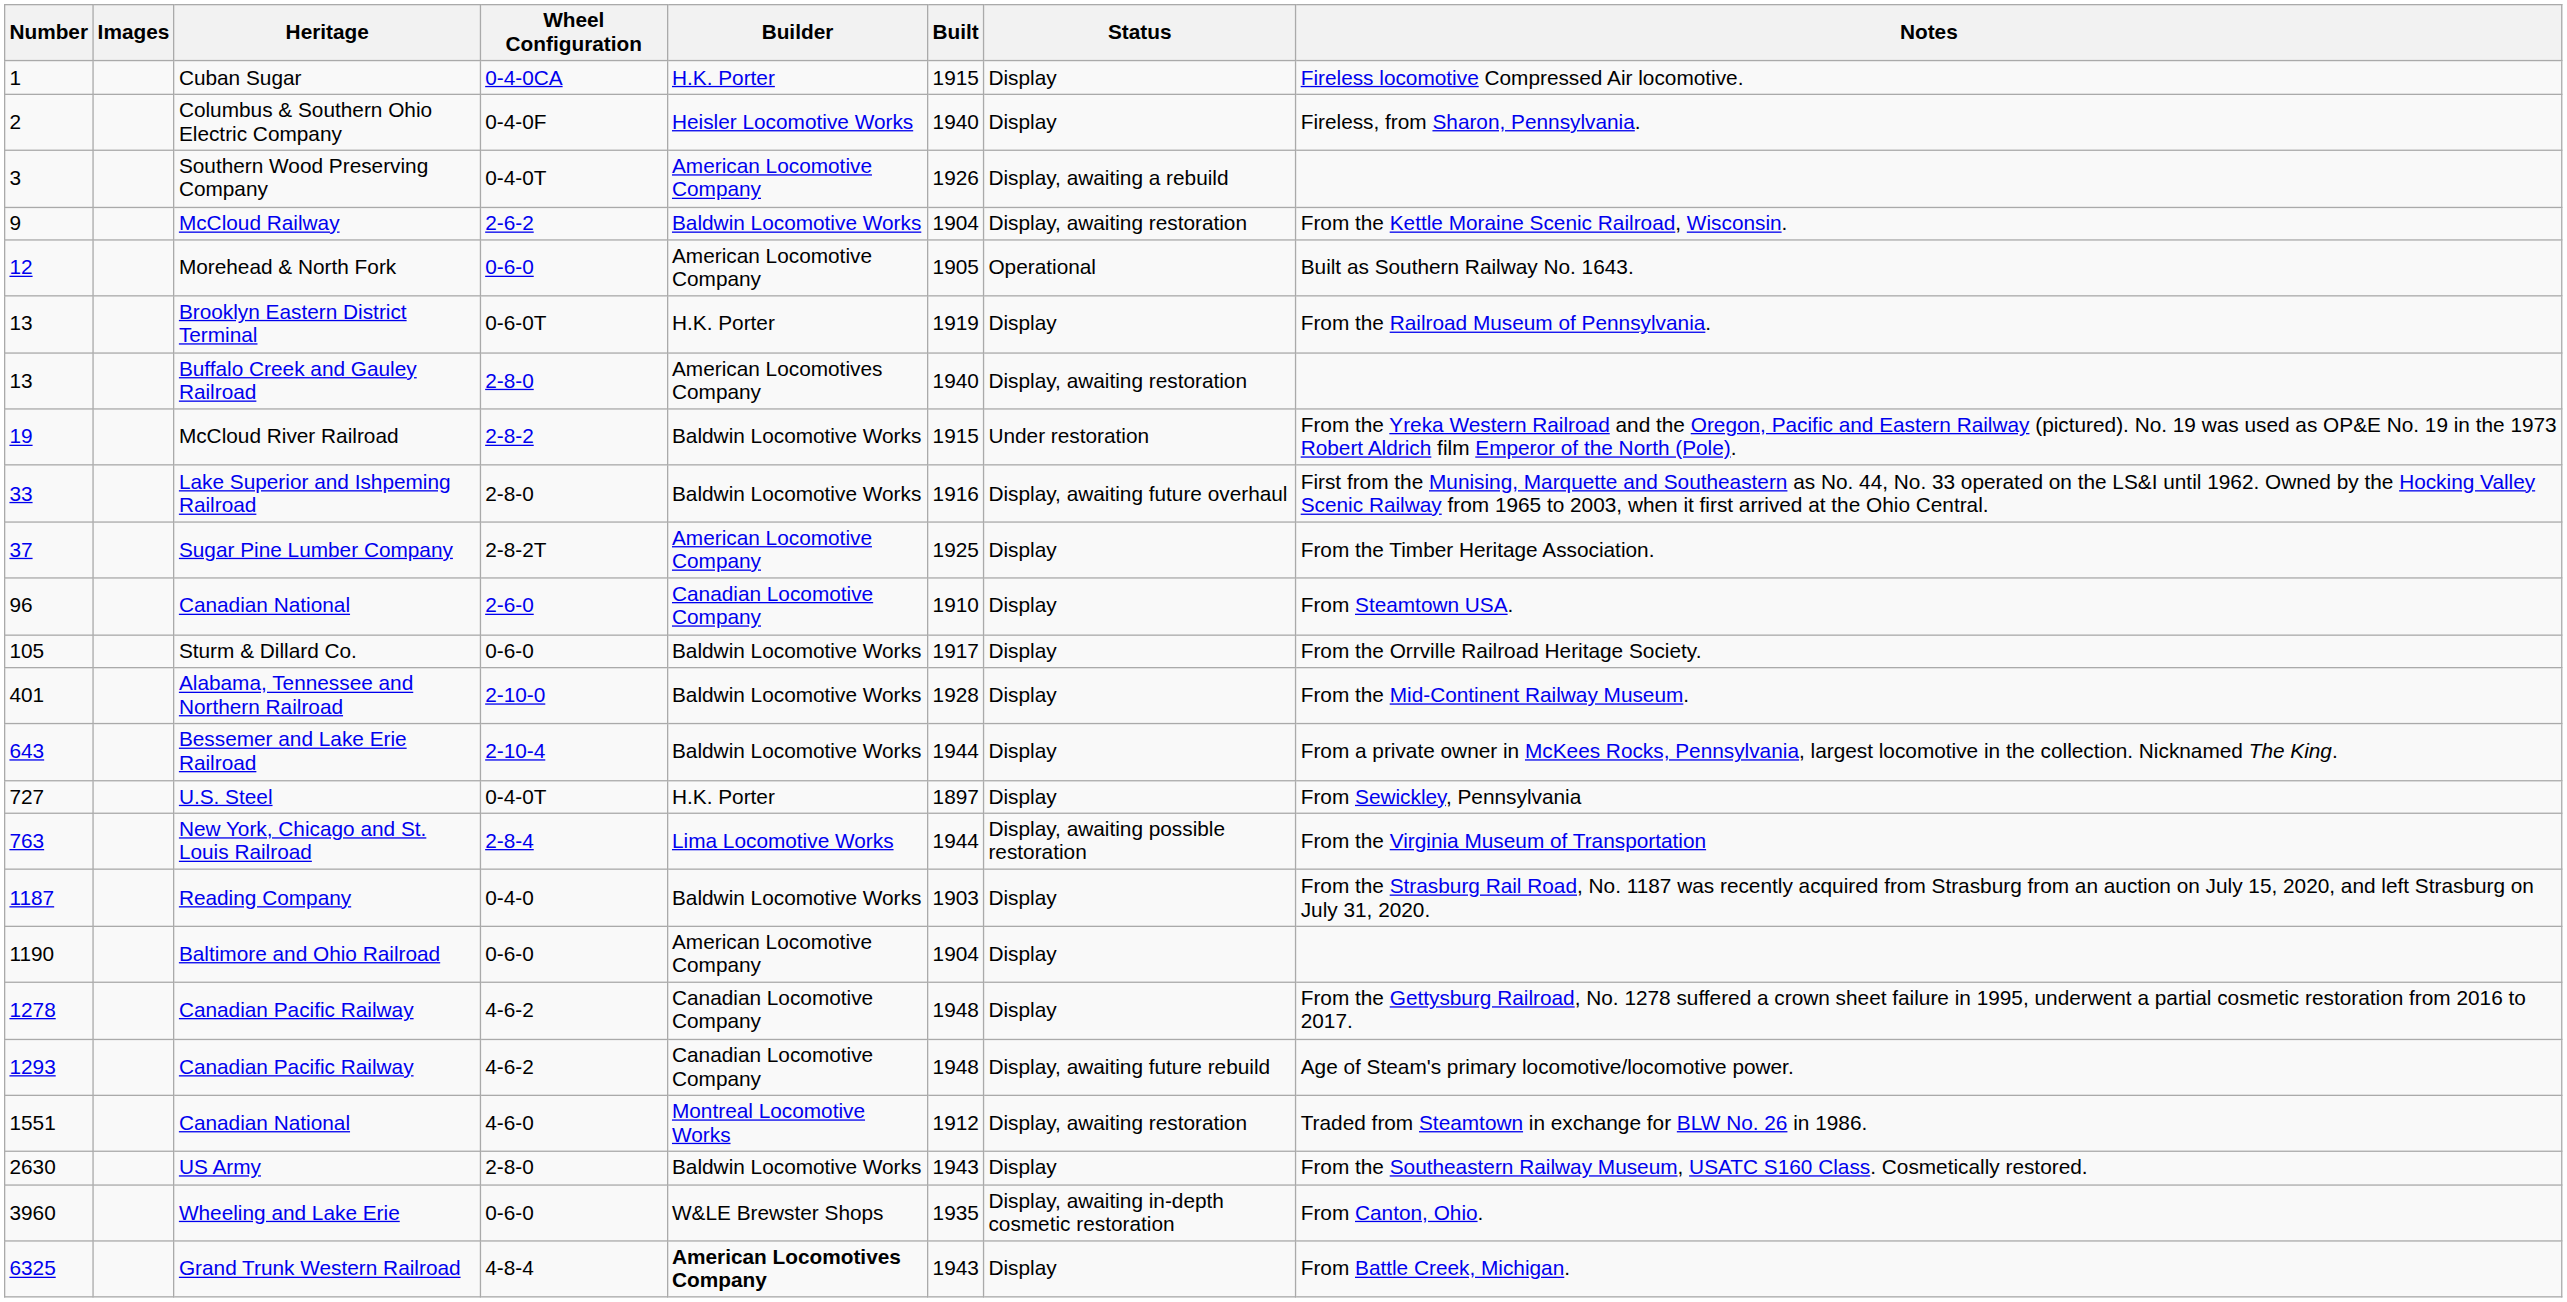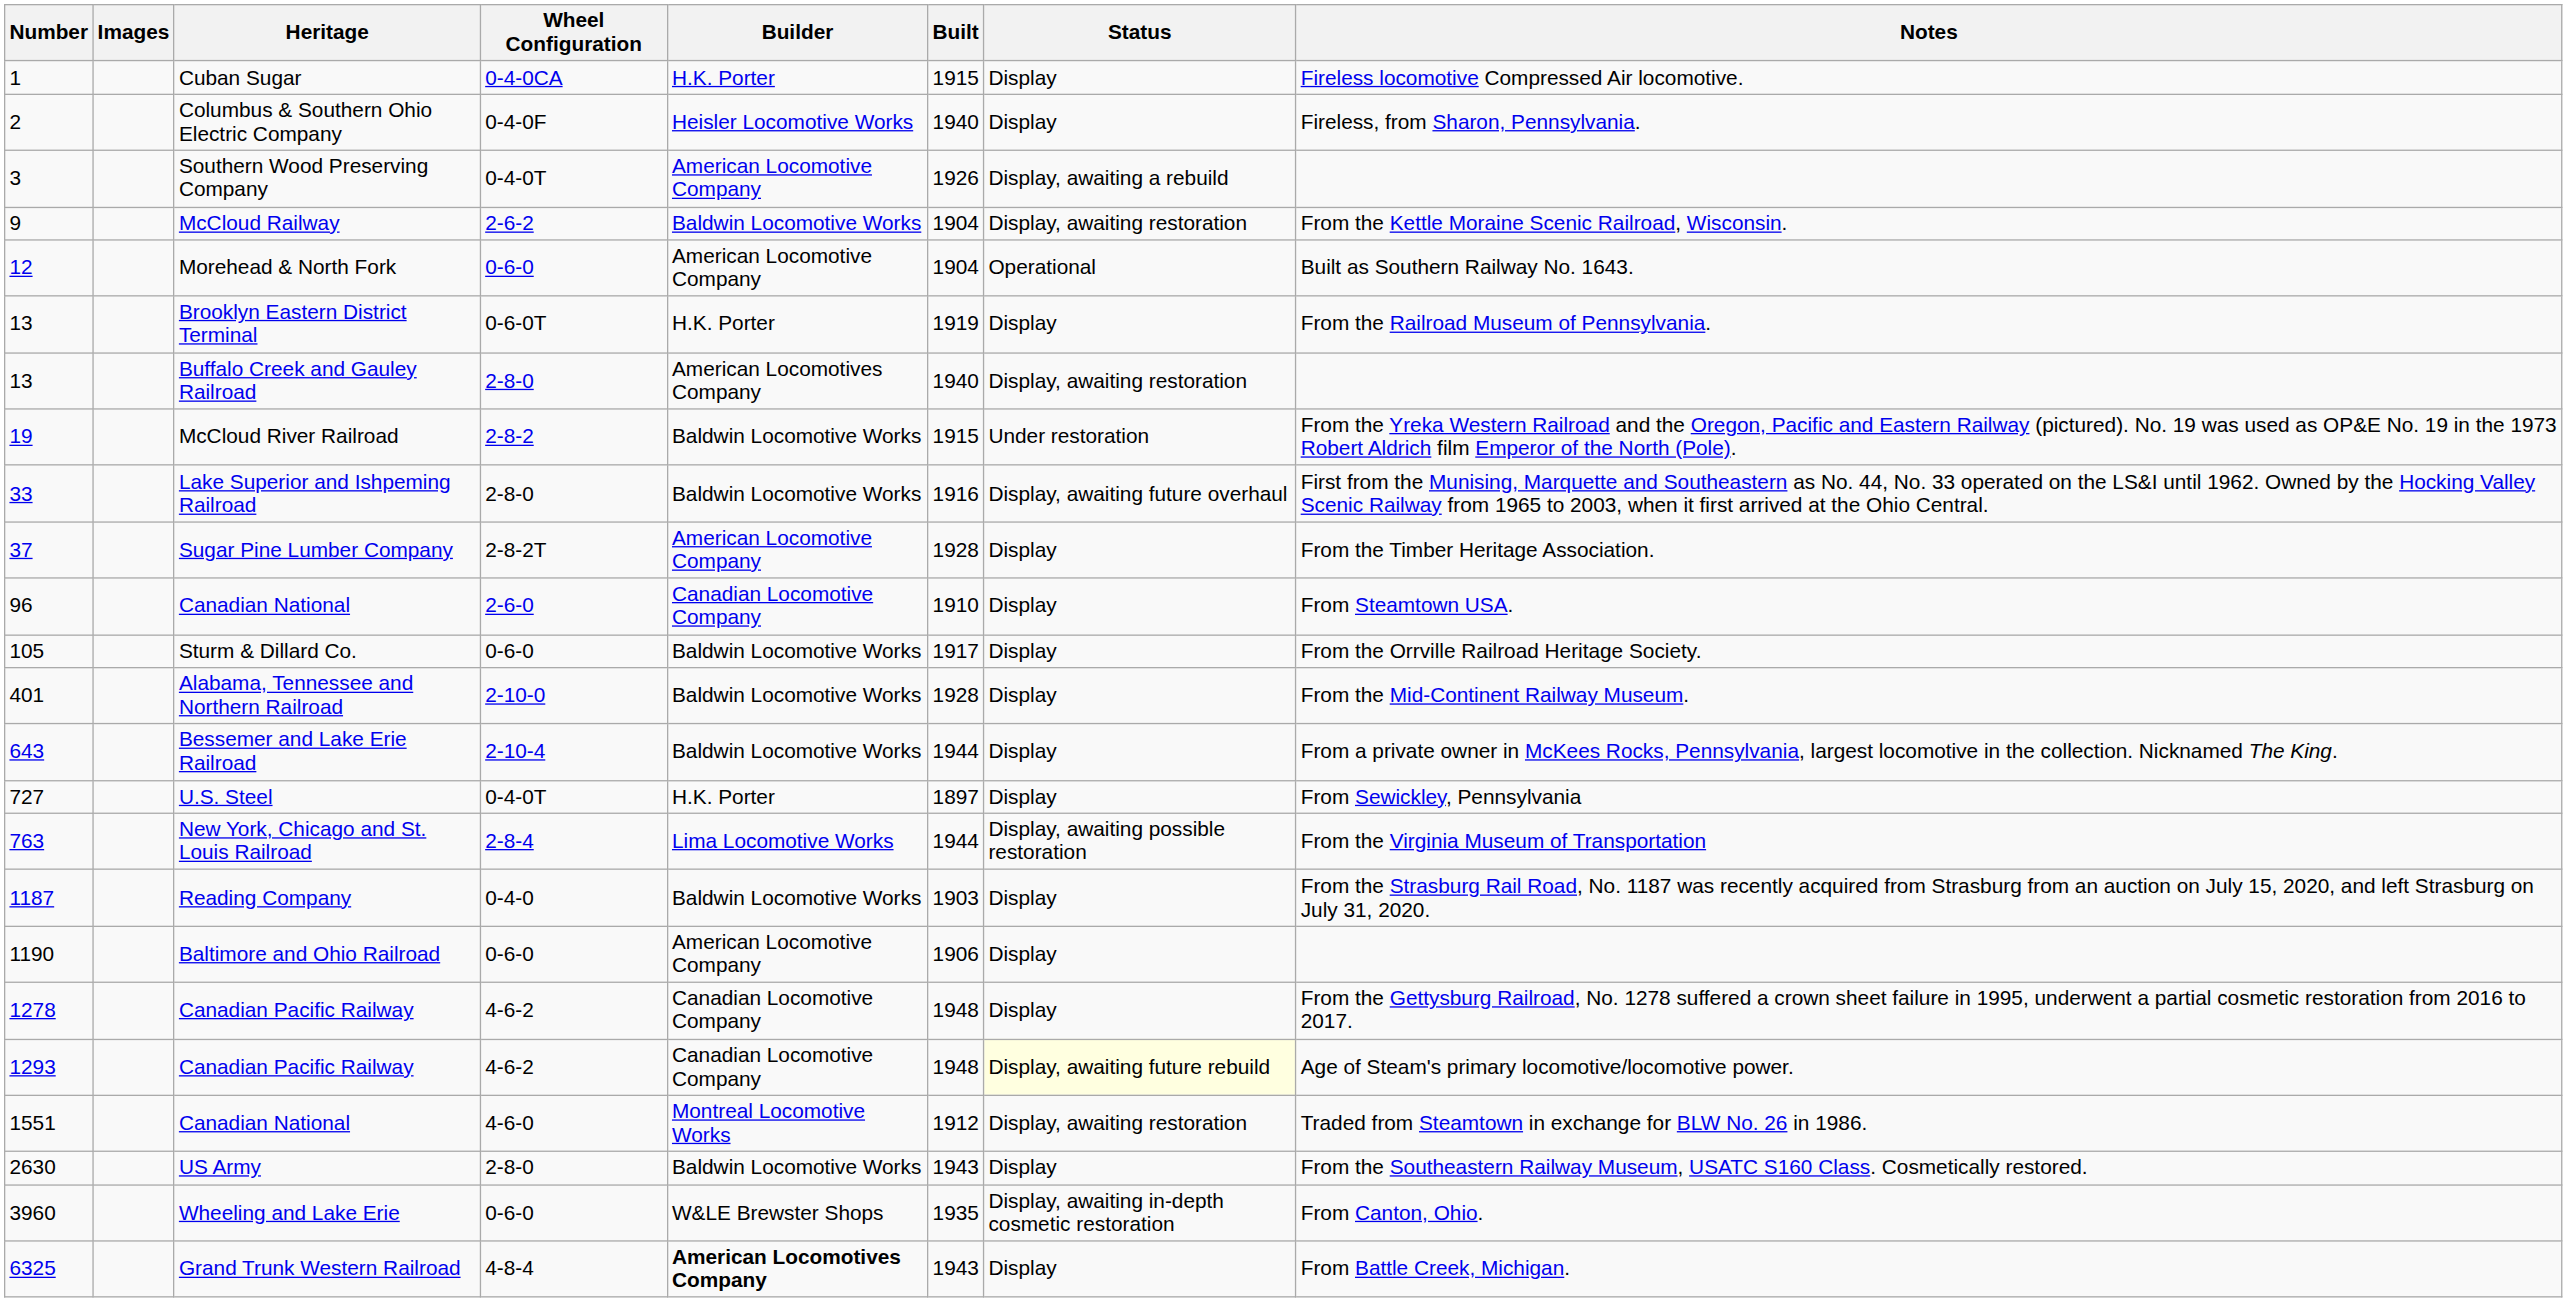(956, 267) 1905 -> (956, 267) 1904
(956, 549) 1925 -> (956, 549) 1928
(956, 954) 1904 -> (956, 954) 1906
(1129, 1066) no background -> (1129, 1066) lightyellow background
